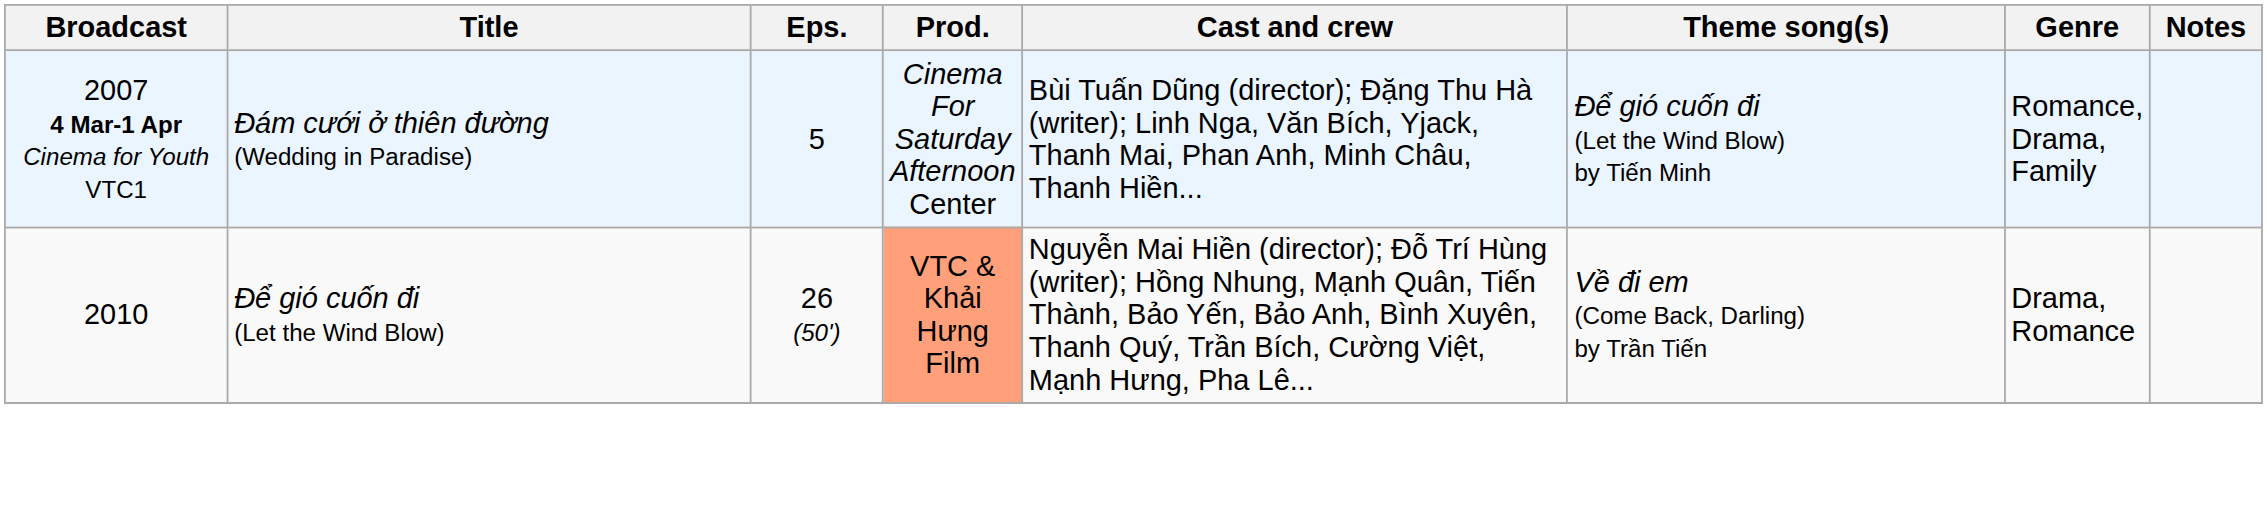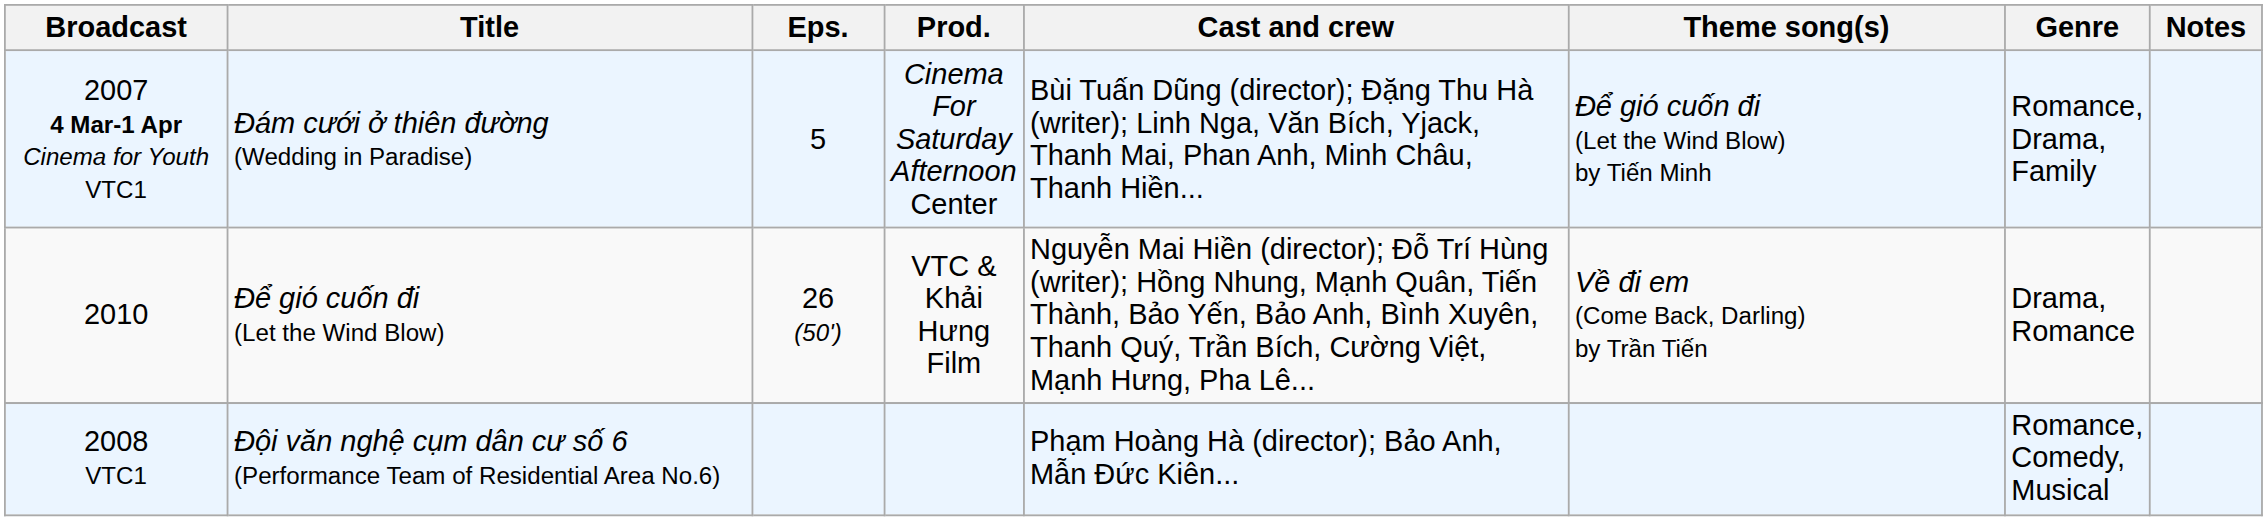(953, 314) lightsalmon background -> (954, 314) no background
+ row: (116, 458)
